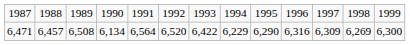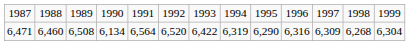(51, 31) 6,457 -> (51, 31) 6,460
(235, 31) 6,229 -> (235, 31) 6,319
(359, 31) 6,269 -> (359, 31) 6,268
(389, 31) 6,300 -> (389, 31) 6,304
